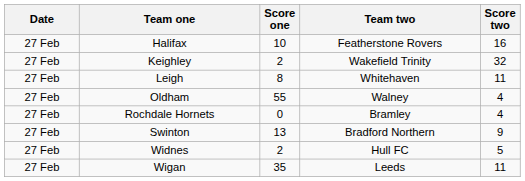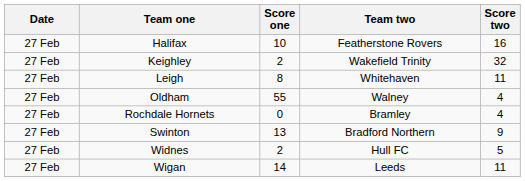(280, 168) 35 -> (280, 168) 14
